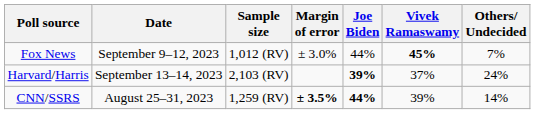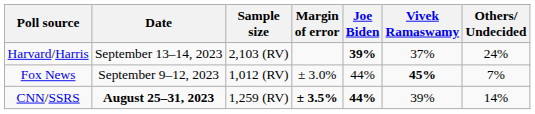rows swapped: (48, 75) <-> (48, 53)
(159, 98) normal -> (159, 98) bold
